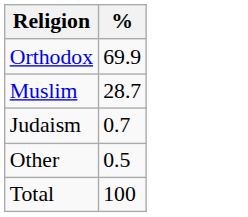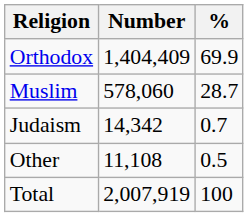+ column: (147, 21)
